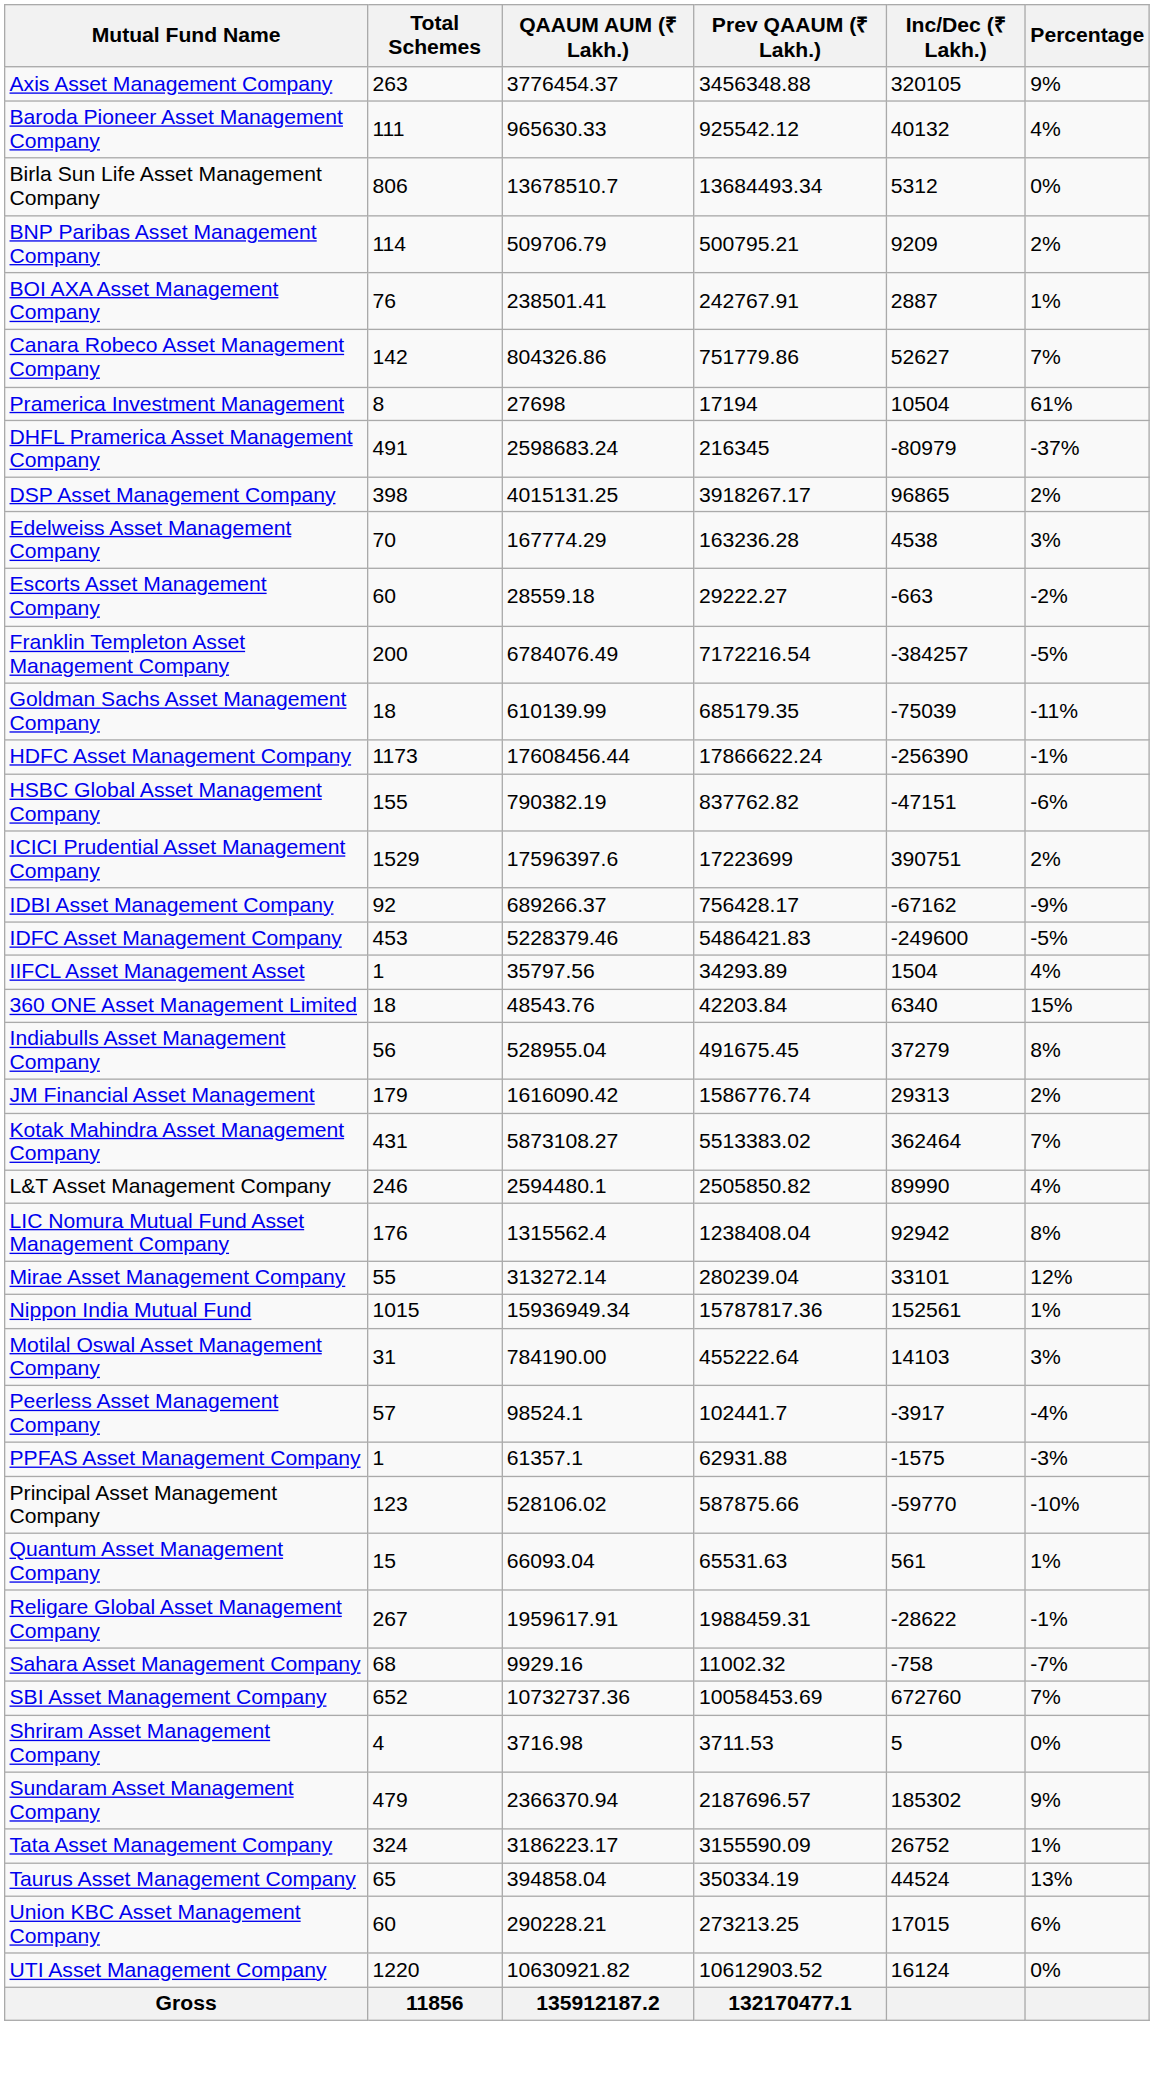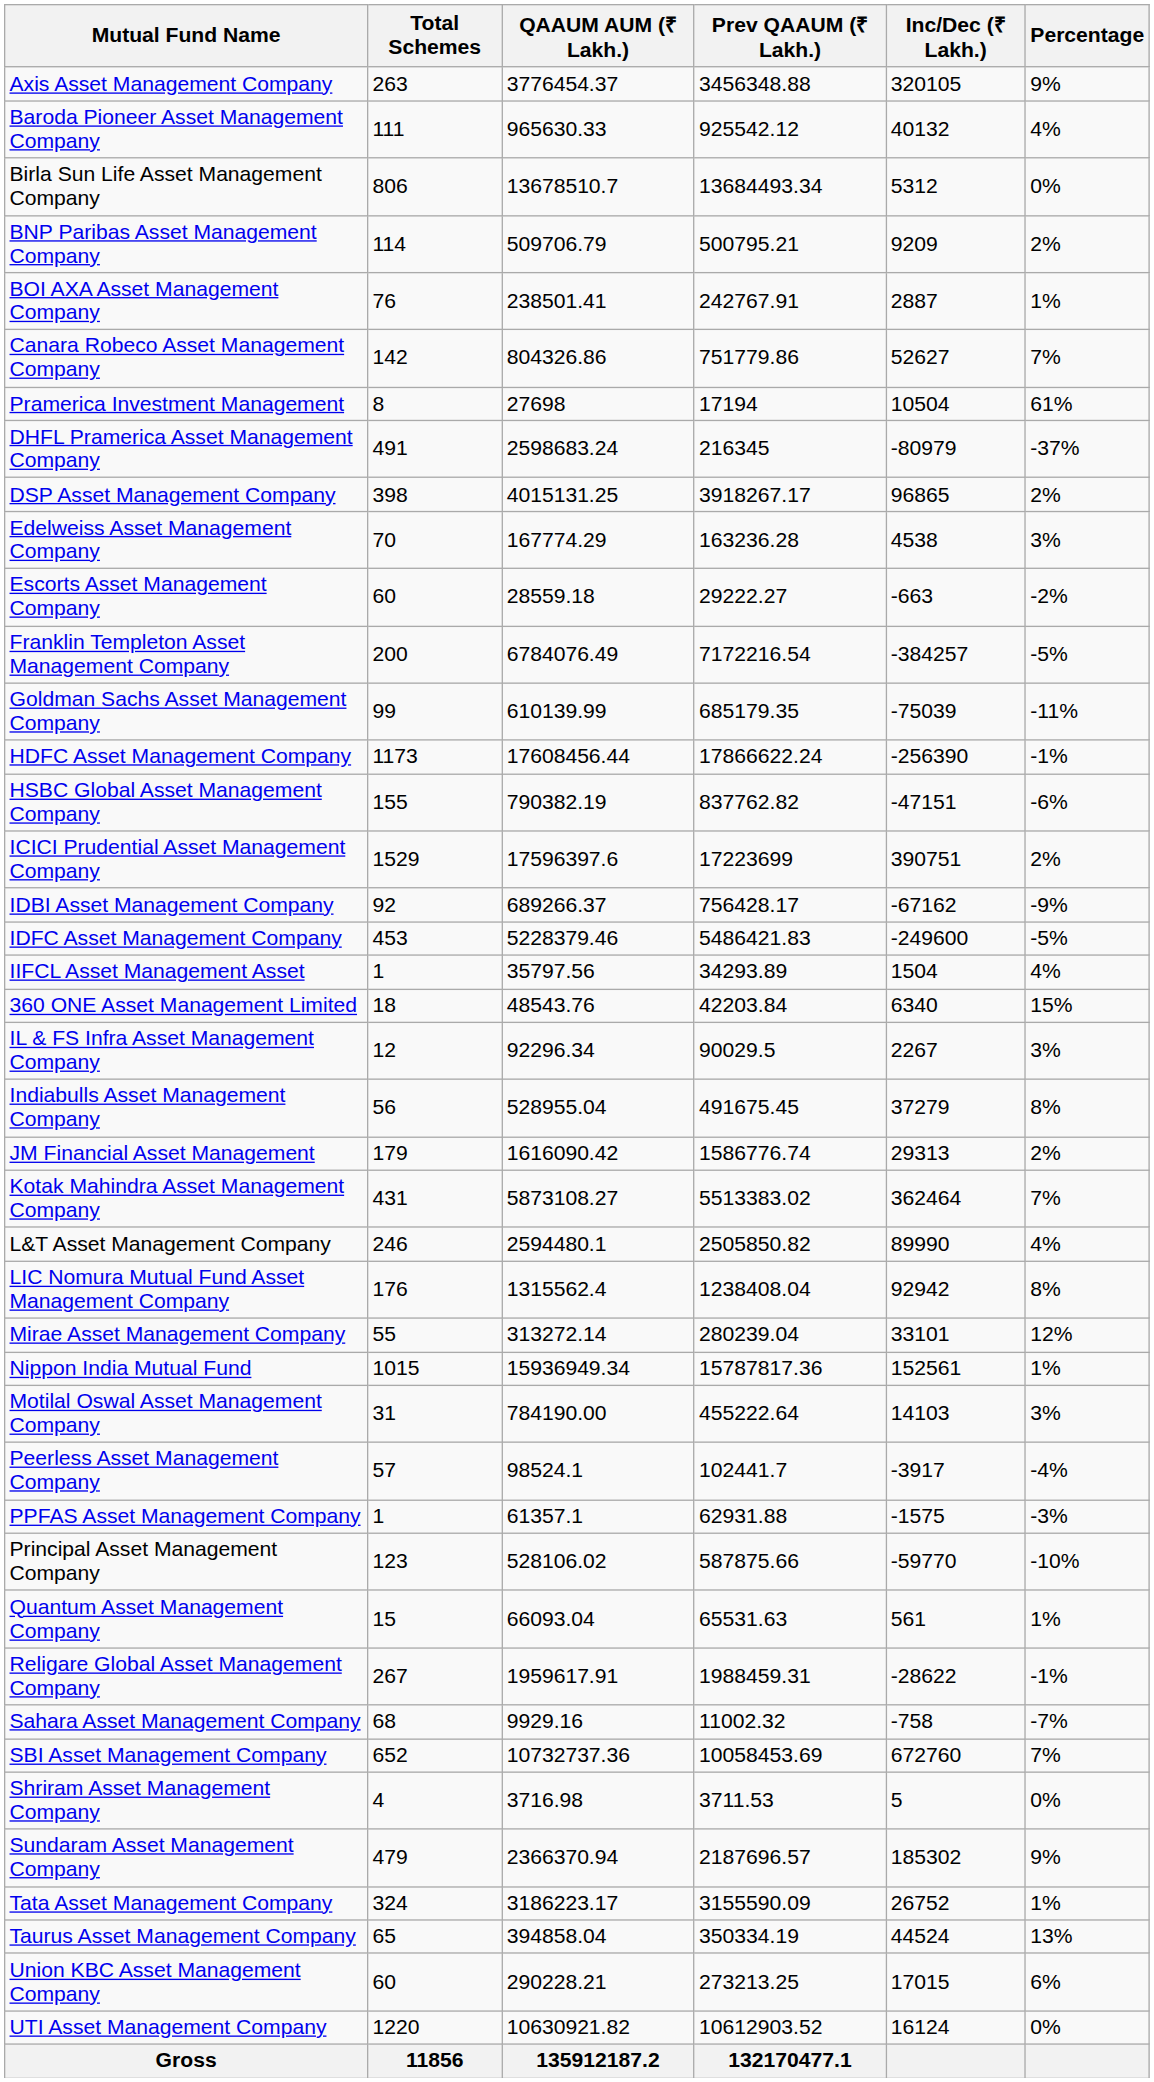(384, 711) 18 -> (384, 711) 99
+ row: (162, 1050)
